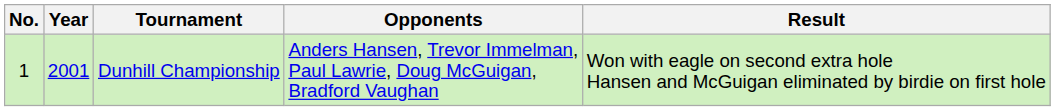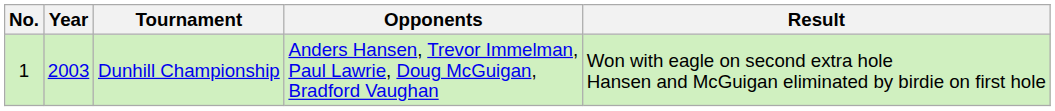(69, 70) 2001 -> (69, 70) 2003
